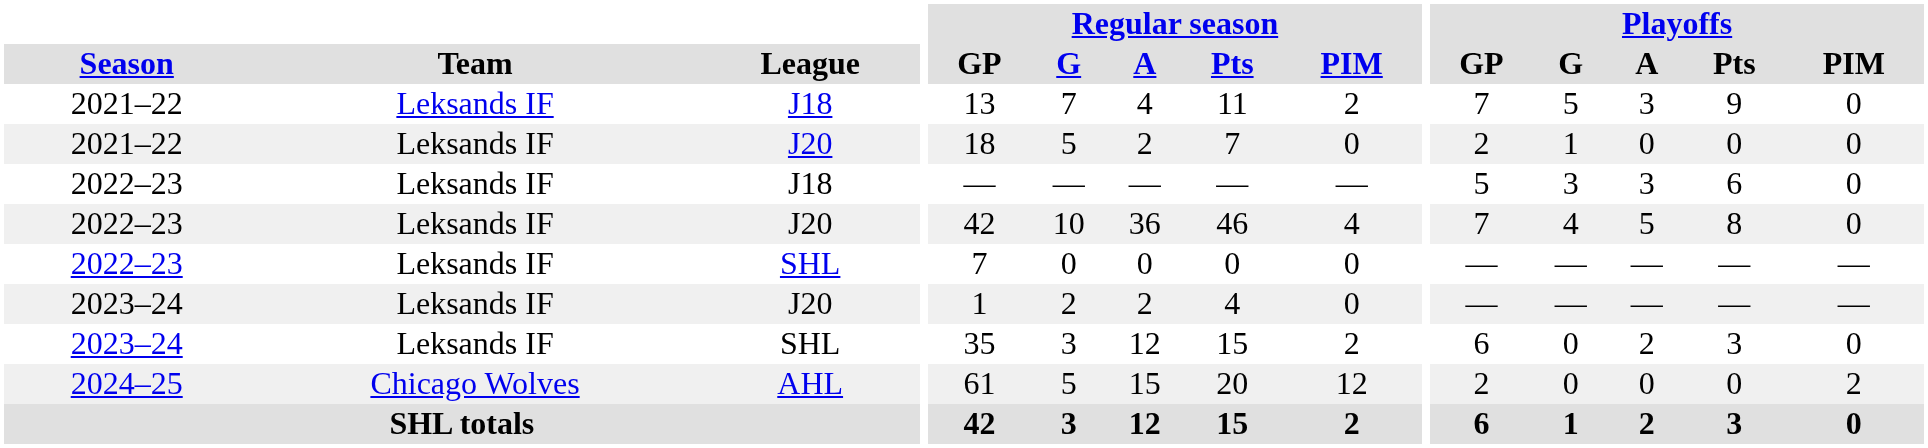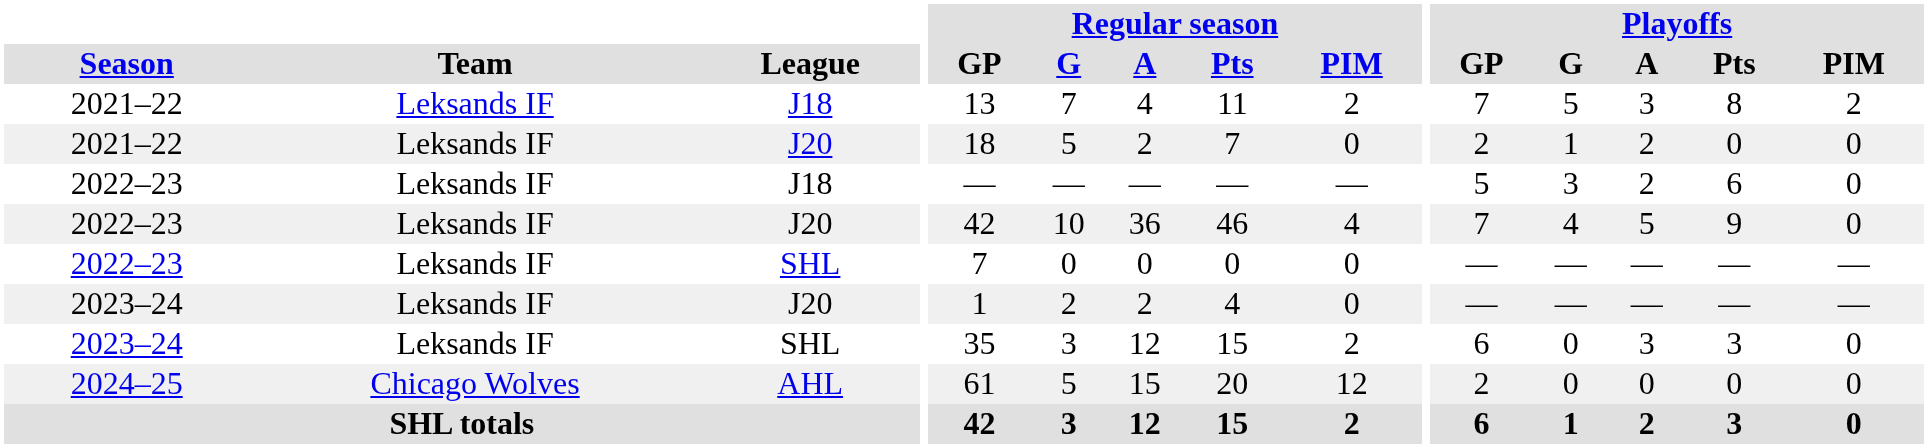(1734, 103) 9 -> (1734, 103) 8
(1854, 103) 0 -> (1854, 103) 2
(1647, 143) 0 -> (1647, 143) 2
(1647, 183) 3 -> (1647, 183) 2
(1734, 223) 8 -> (1734, 223) 9
(1647, 343) 2 -> (1647, 343) 3
(1854, 383) 2 -> (1854, 383) 0
